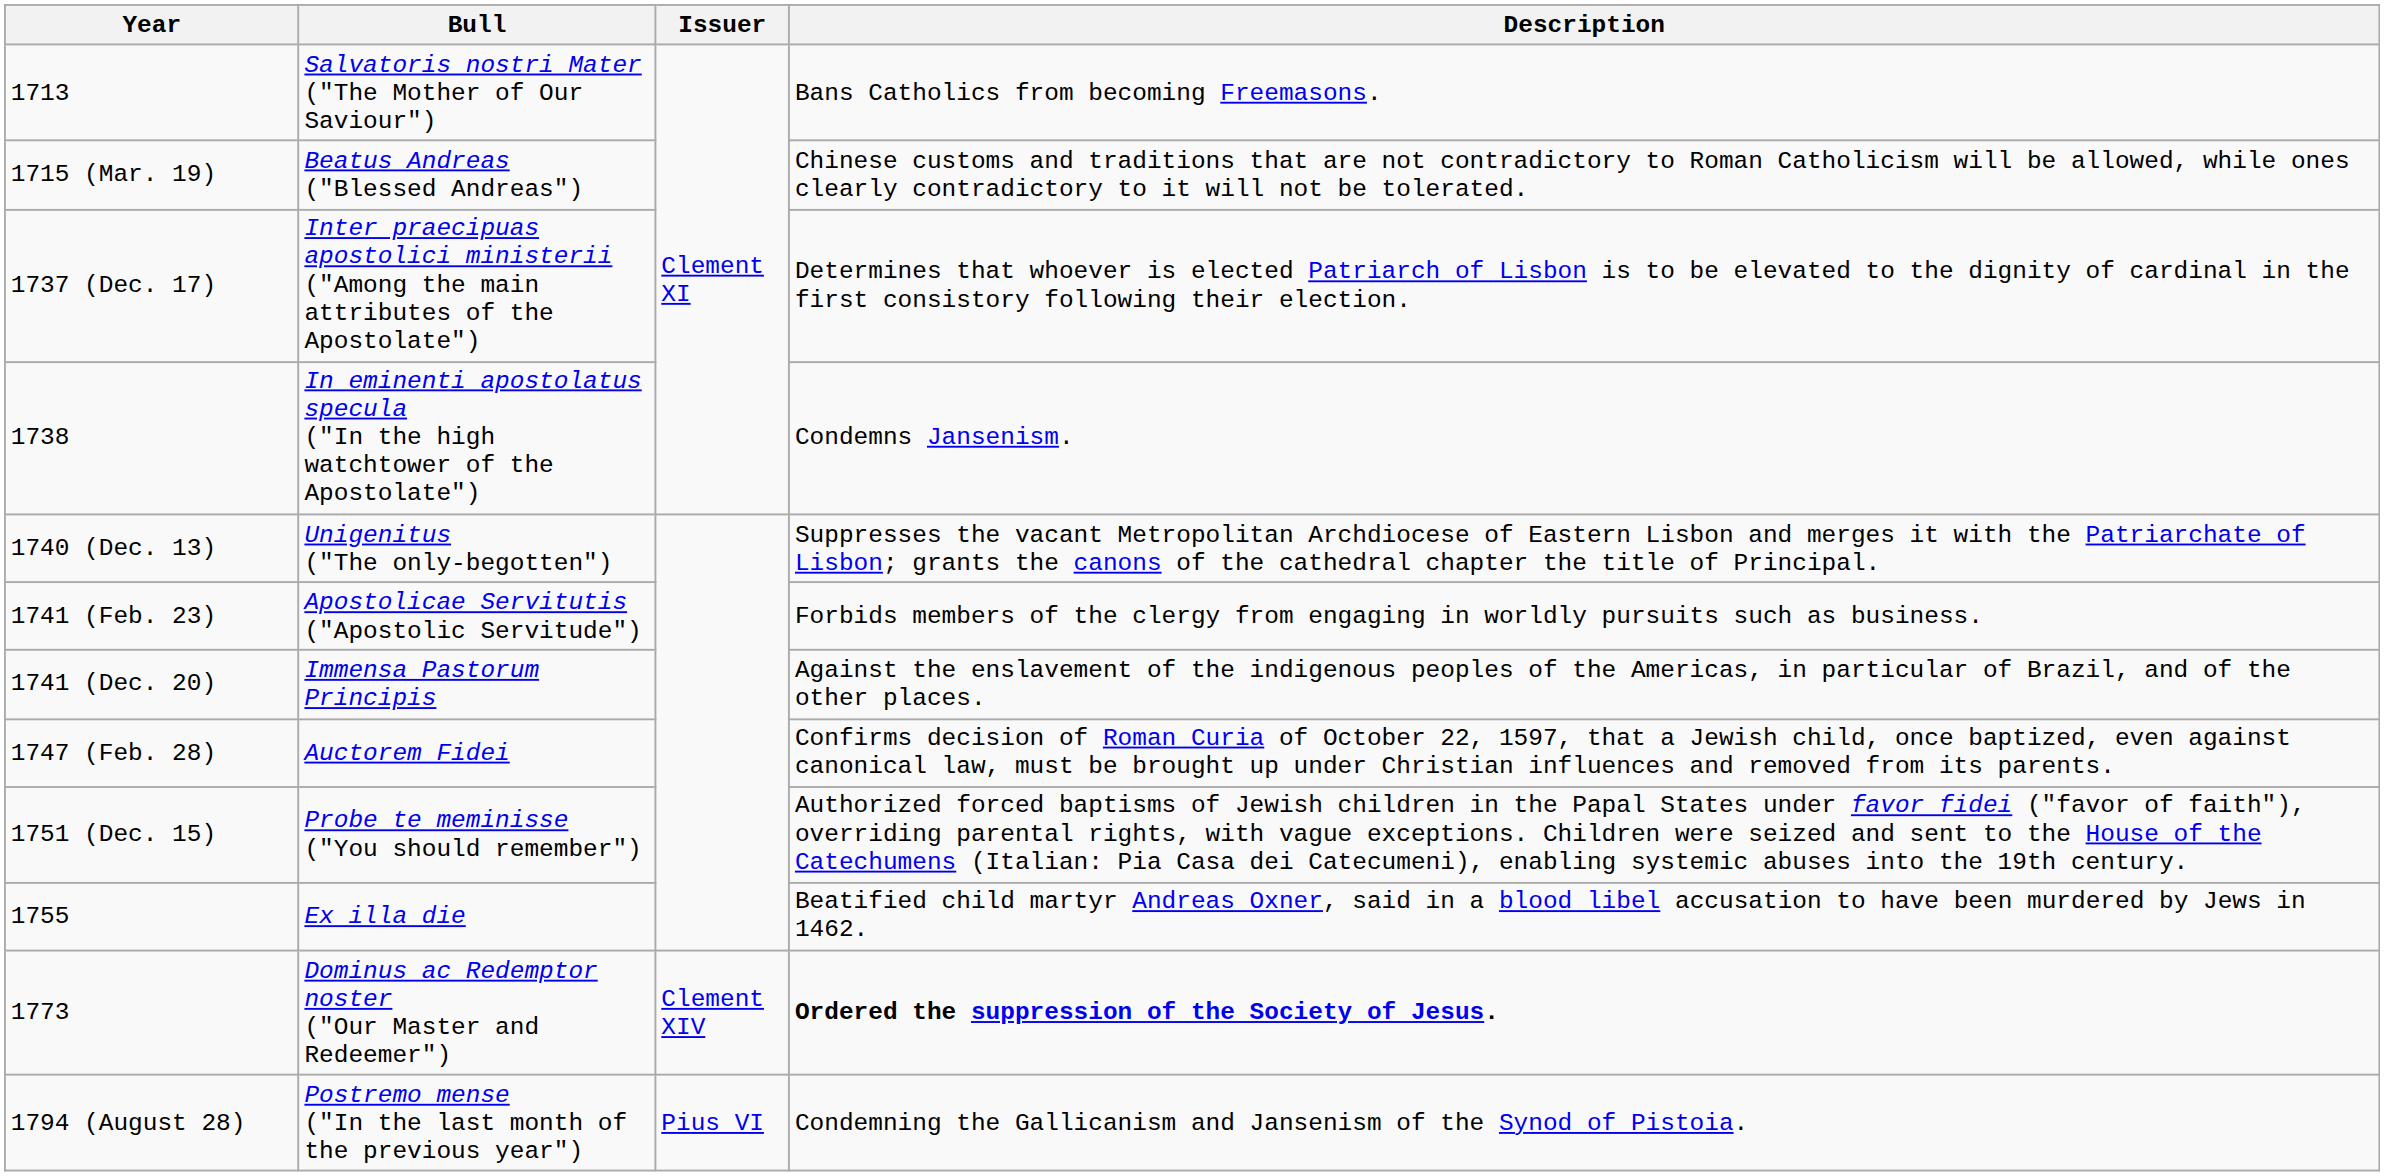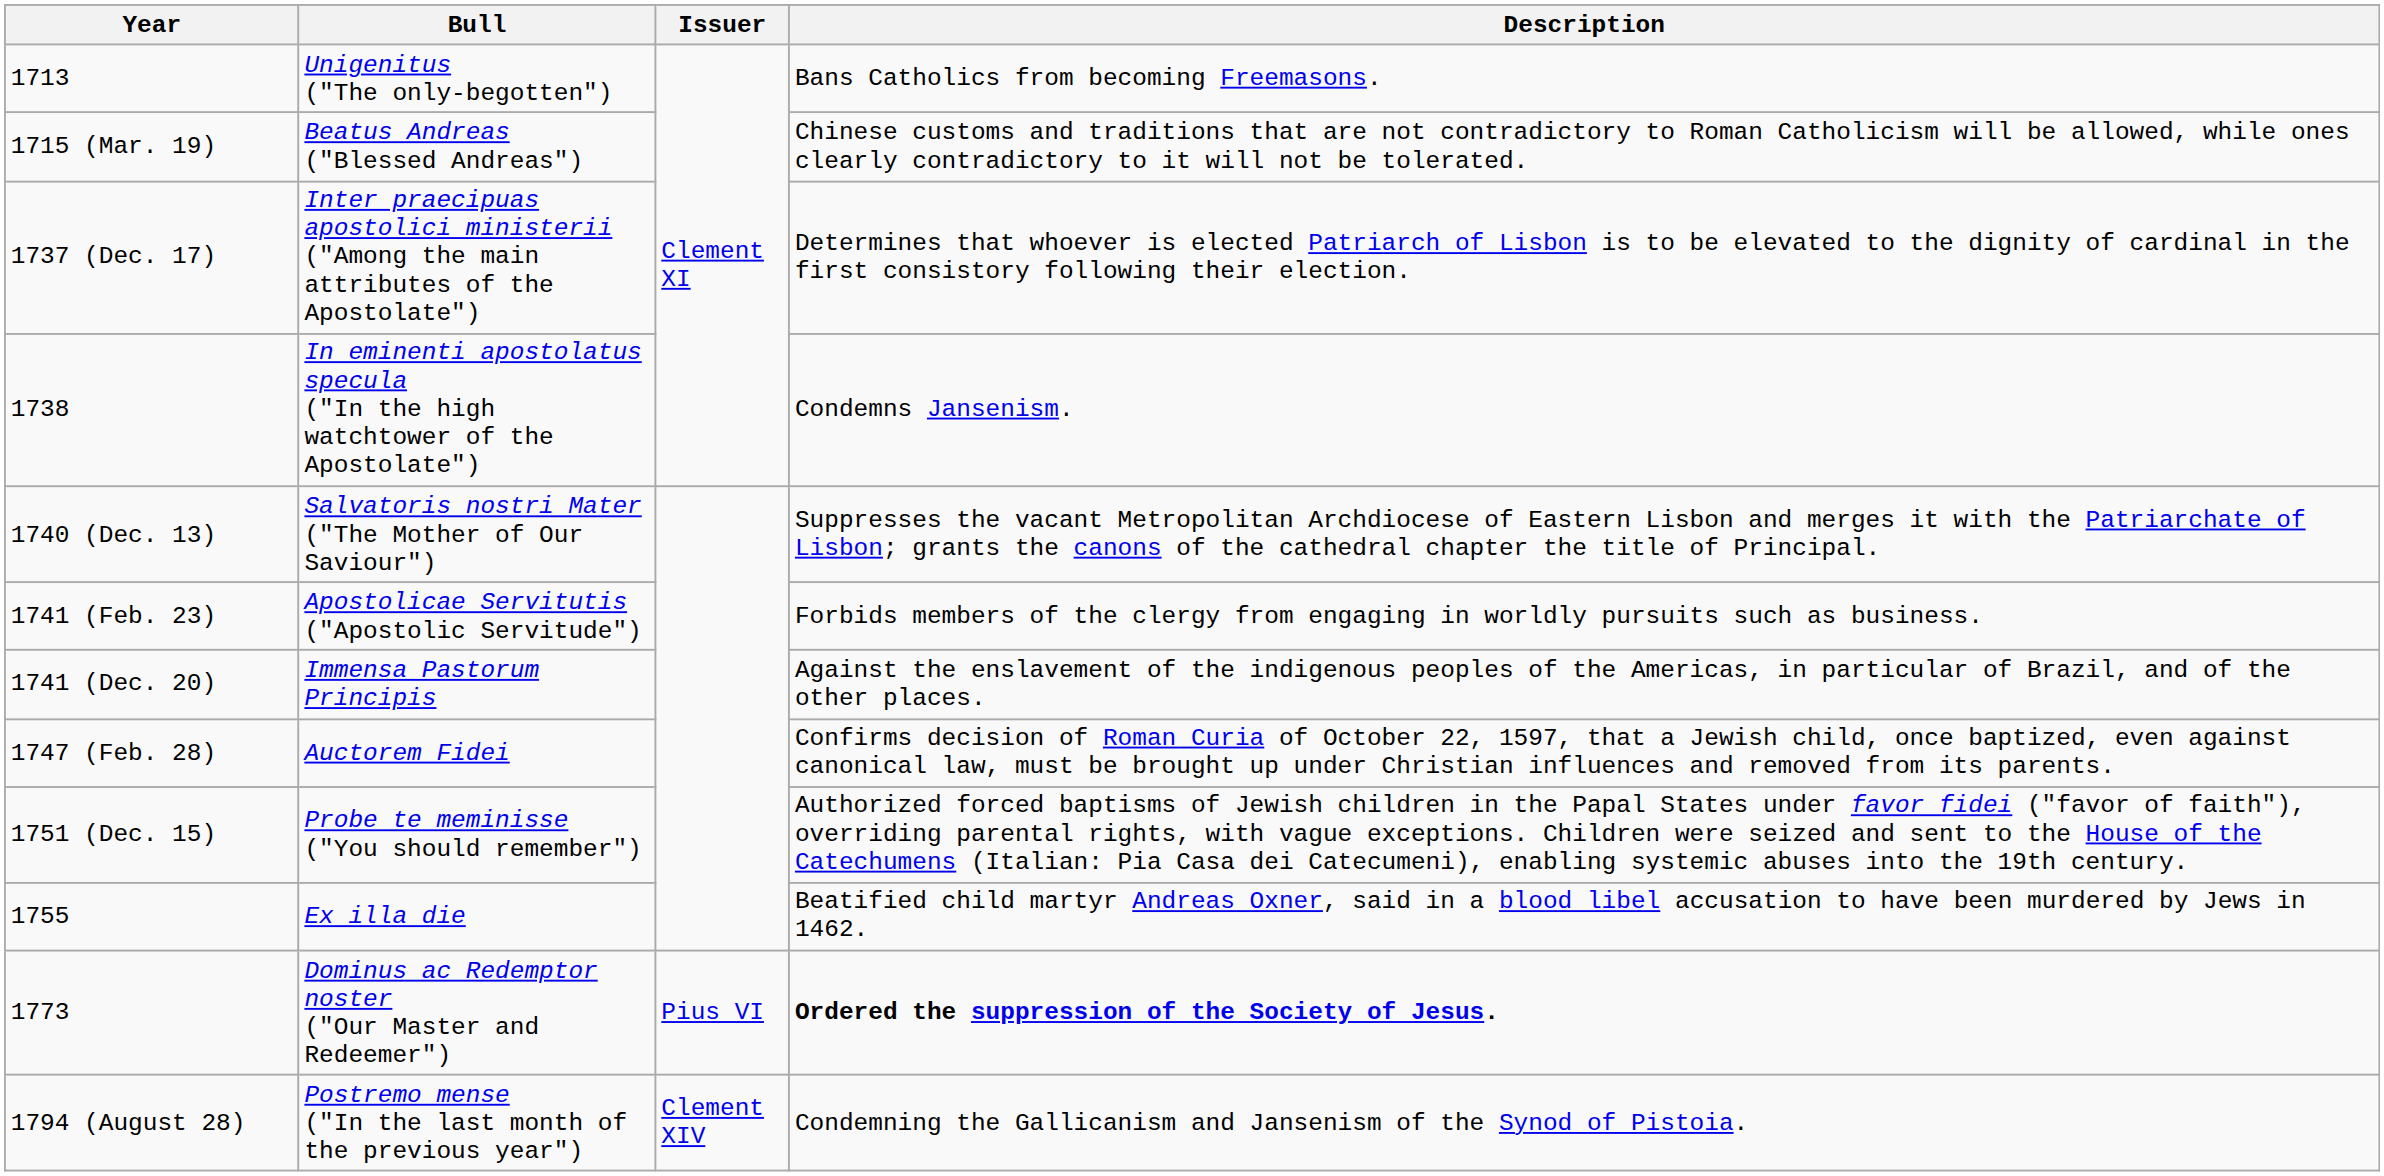(473, 93) Salvatoris nostri Mater ("The Mother of Our Saviour") -> (458, 79) Unigenitus ("The only-begotten")
(458, 548) Unigenitus ("The only-begotten") -> (473, 534) Salvatoris nostri Mater ("The Mother of Our Saviour")
(713, 1013) Clement XIV -> (713, 1013) Pius VI
(713, 1123) Pius VI -> (713, 1123) Clement XIV
